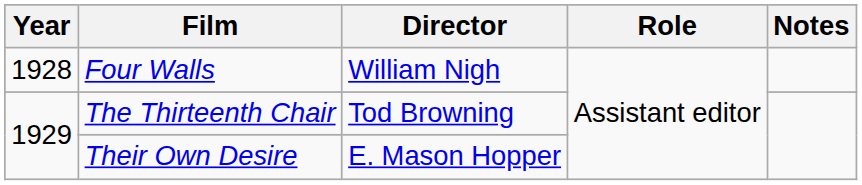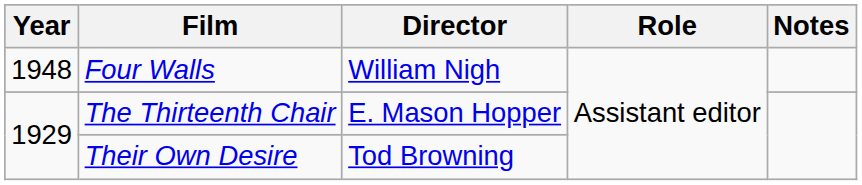(42, 69) 1928 -> (42, 69) 1948
(431, 112) Tod Browning -> (455, 112) E. Mason Hopper
(455, 156) E. Mason Hopper -> (431, 156) Tod Browning
